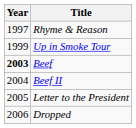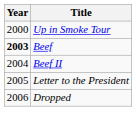- row: (70, 30)
(18, 47) 1999 -> (18, 30) 2000
